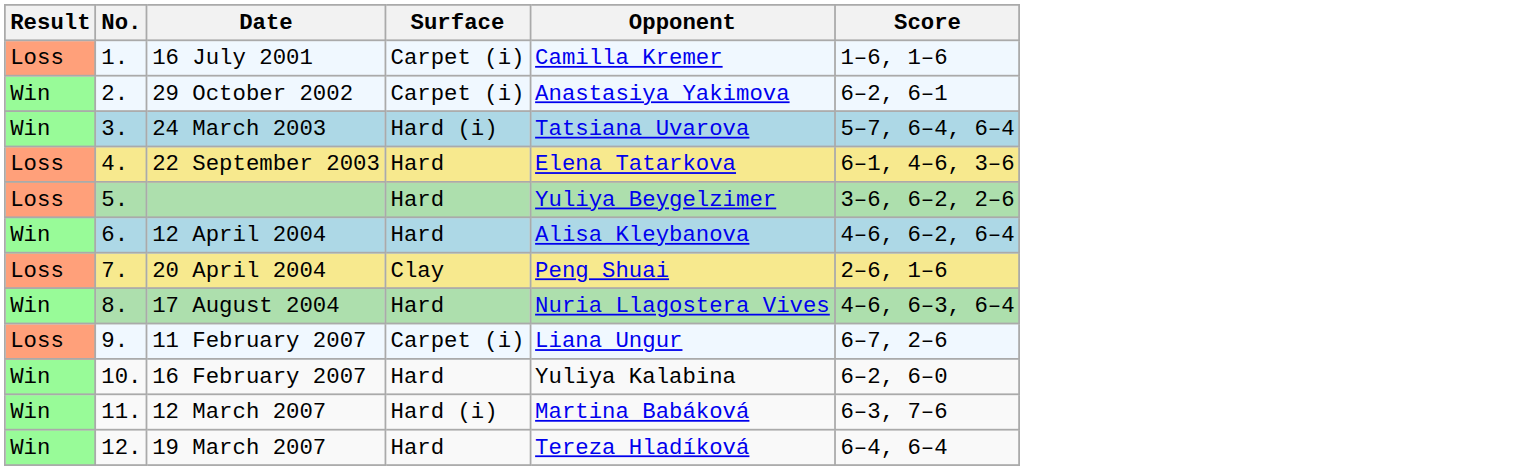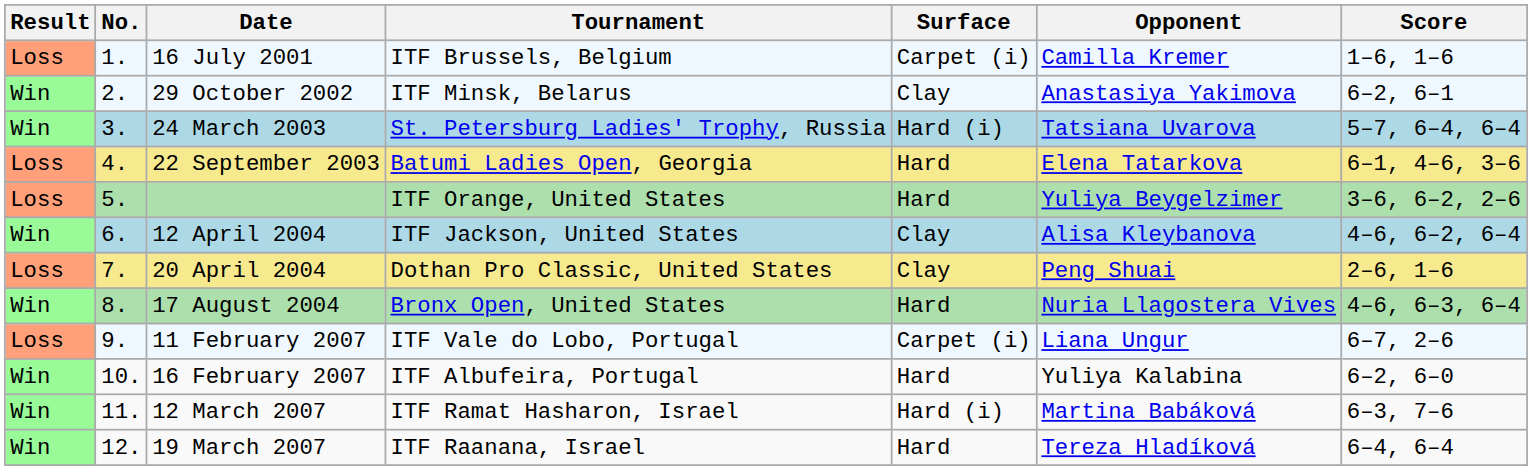+ column: (638, 22)
(457, 93) Carpet (i) -> (924, 93) Clay
(417, 235) Hard -> (924, 235) Clay
